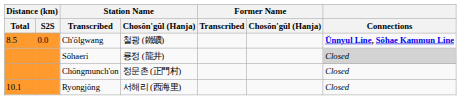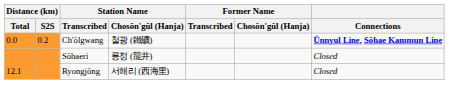(12, 41) 8.5 -> (12, 41) 0.0
(43, 41) 0.0 -> (43, 41) 0.2
(337, 56) lightgrey background -> (325, 56) no background
- row: (90, 72)
(14, 87) 10.1 -> (14, 72) 12.1
